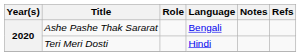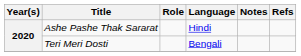(205, 28) Bengali -> (200, 28) Hindi
(200, 43) Hindi -> (205, 43) Bengali
